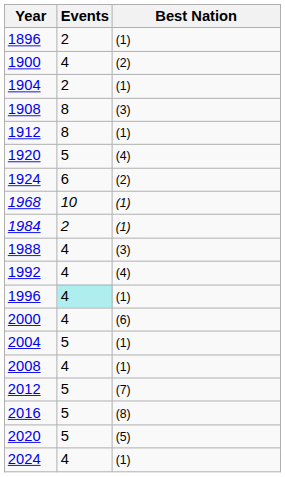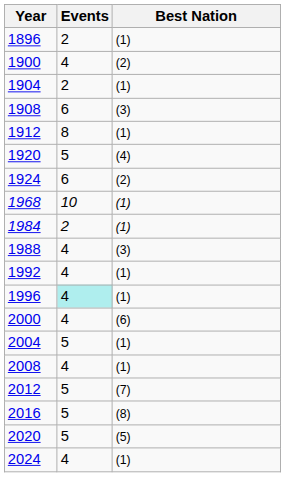(65, 109) 8 -> (65, 109) 6
(123, 273) (4) -> (123, 273) (1)
